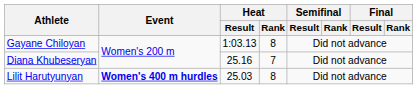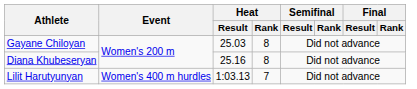(240, 44) 1:03.13 -> (233, 44) 25.03
(273, 60) 7 -> (266, 60) 8
(159, 77) bold -> (156, 77) normal
(240, 77) 25.03 -> (233, 77) 1:03.13
(273, 77) 8 -> (266, 77) 7
